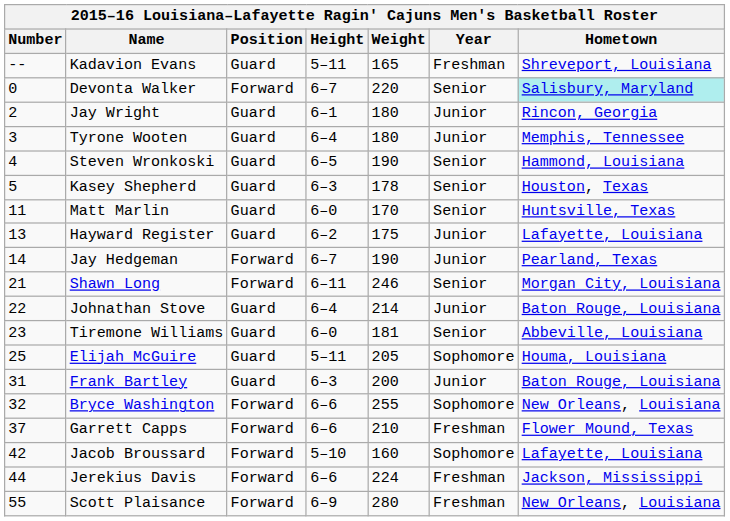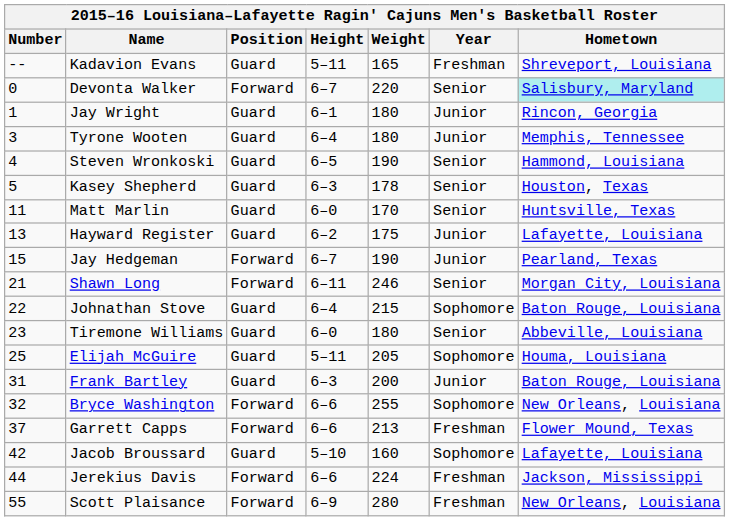(13, 114) 2 -> (13, 114) 1
(17, 260) 14 -> (17, 260) 15
(385, 309) 214 -> (385, 309) 215
(460, 309) Junior -> (474, 309) Sophomore
(385, 333) 181 -> (385, 333) 180
(385, 431) 210 -> (385, 431) 213
(262, 455) Forward -> (253, 455) Guard
